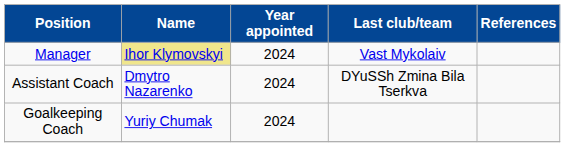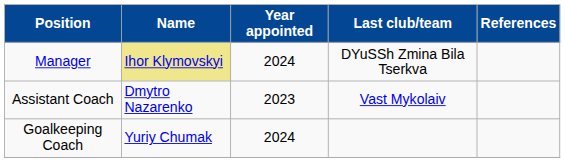(403, 53) Vast Mykolaiv -> (403, 61) DYuSSh Zmina Bila Tserkva
(280, 84) 2024 -> (280, 99) 2023
(403, 84) DYuSSh Zmina Bila Tserkva -> (403, 99) Vast Mykolaiv
